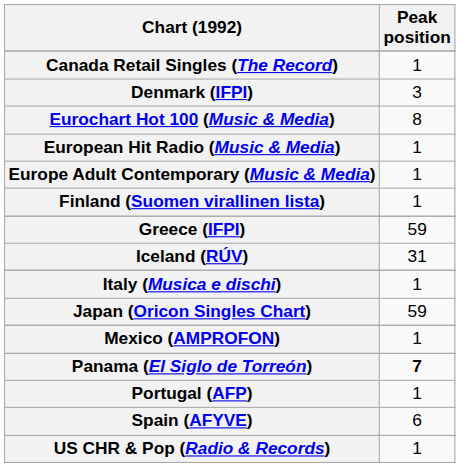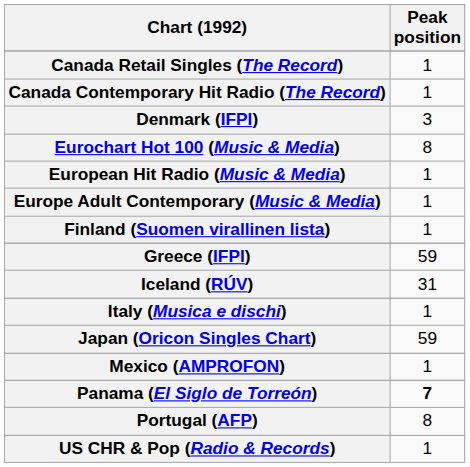+ row: (197, 92)
(417, 393) 1 -> (427, 421) 8
- row: (192, 421)
